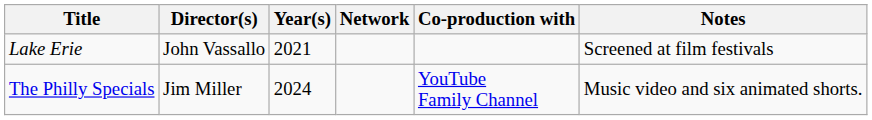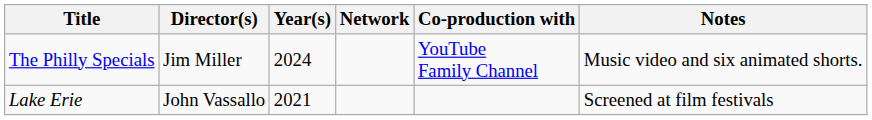rows swapped: (46, 49) <-> (82, 89)
